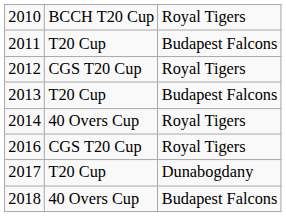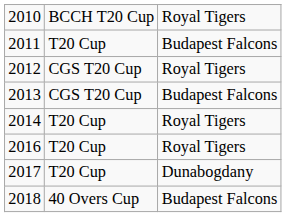(77, 95) T20 Cup -> (95, 95) CGS T20 Cup
(94, 120) 40 Overs Cup -> (77, 120) T20 Cup
(95, 146) CGS T20 Cup -> (77, 146) T20 Cup
